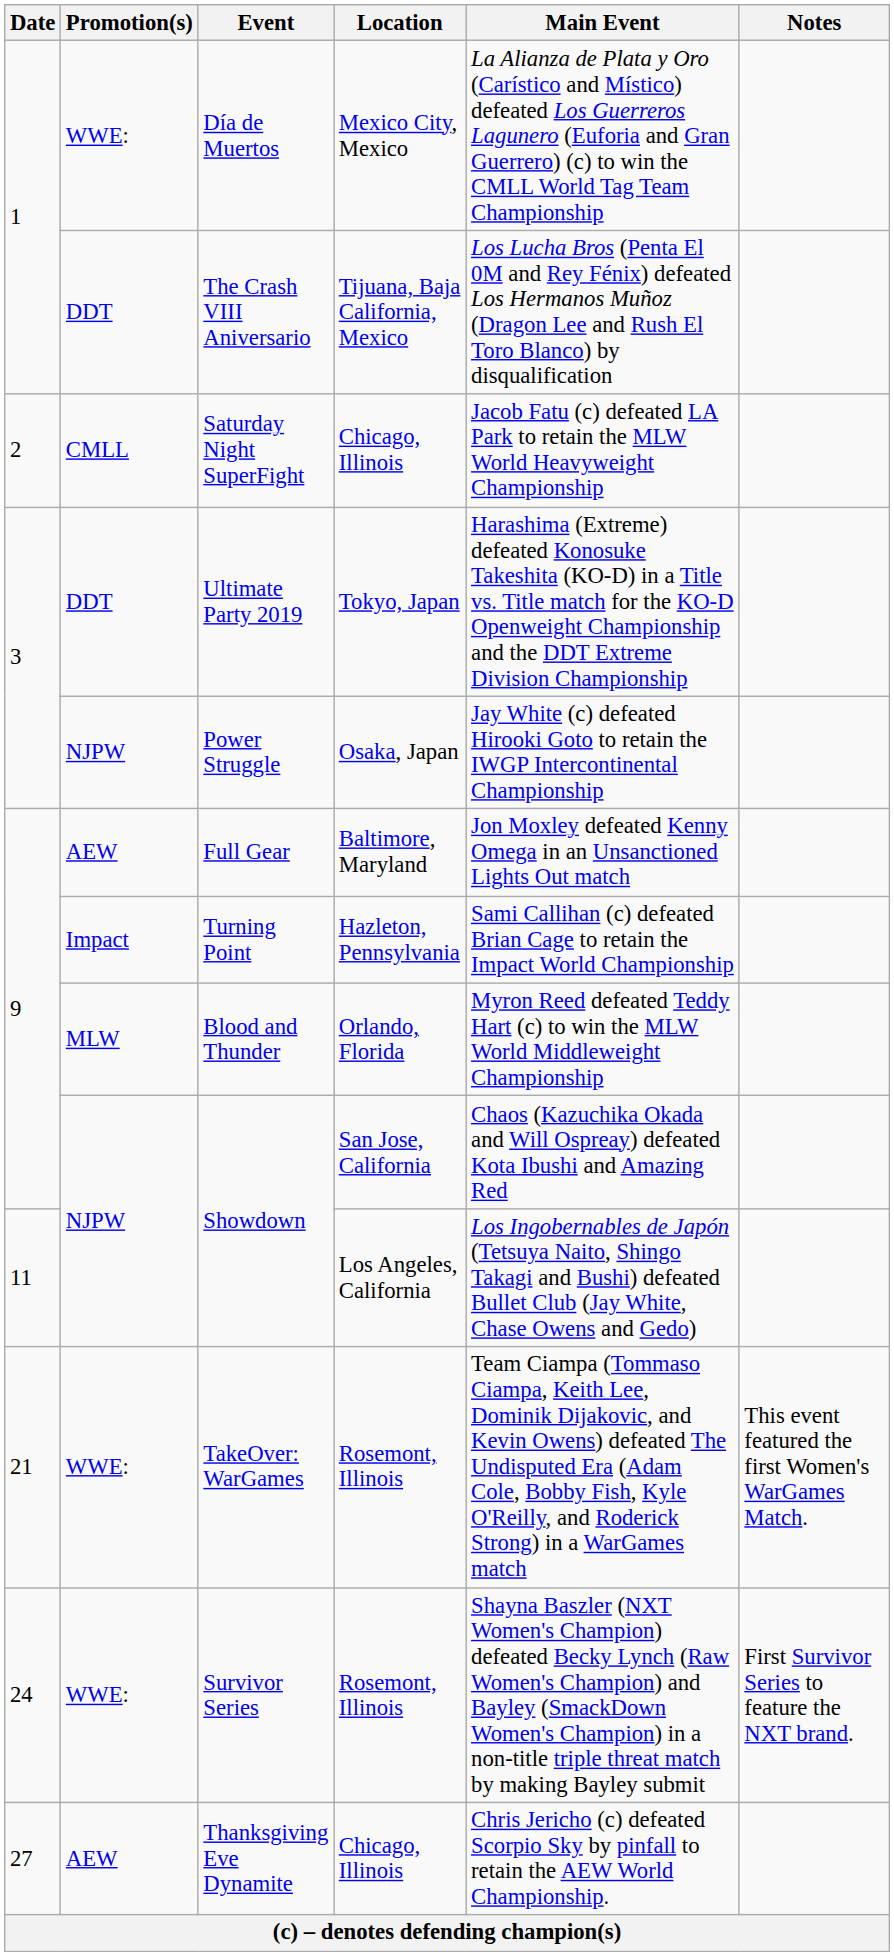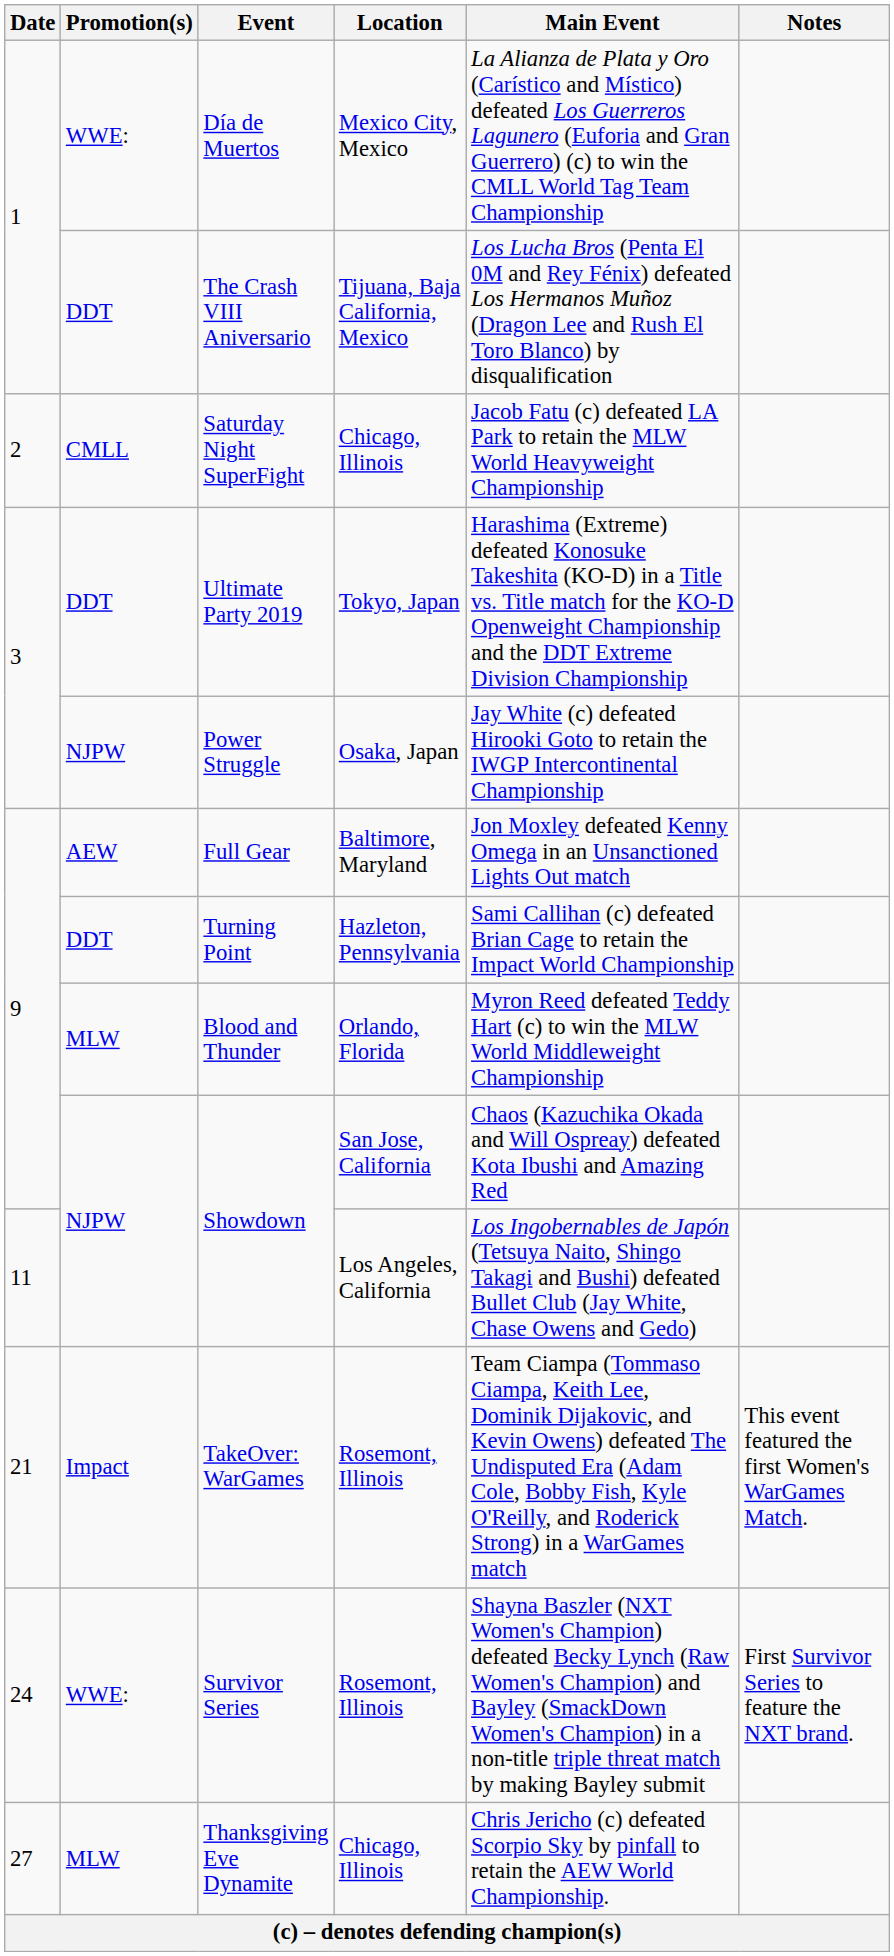(97, 939) Impact -> (89, 939) DDT
(97, 1466) WWE: -> (97, 1466) Impact
(92, 1858) AEW -> (93, 1858) MLW
